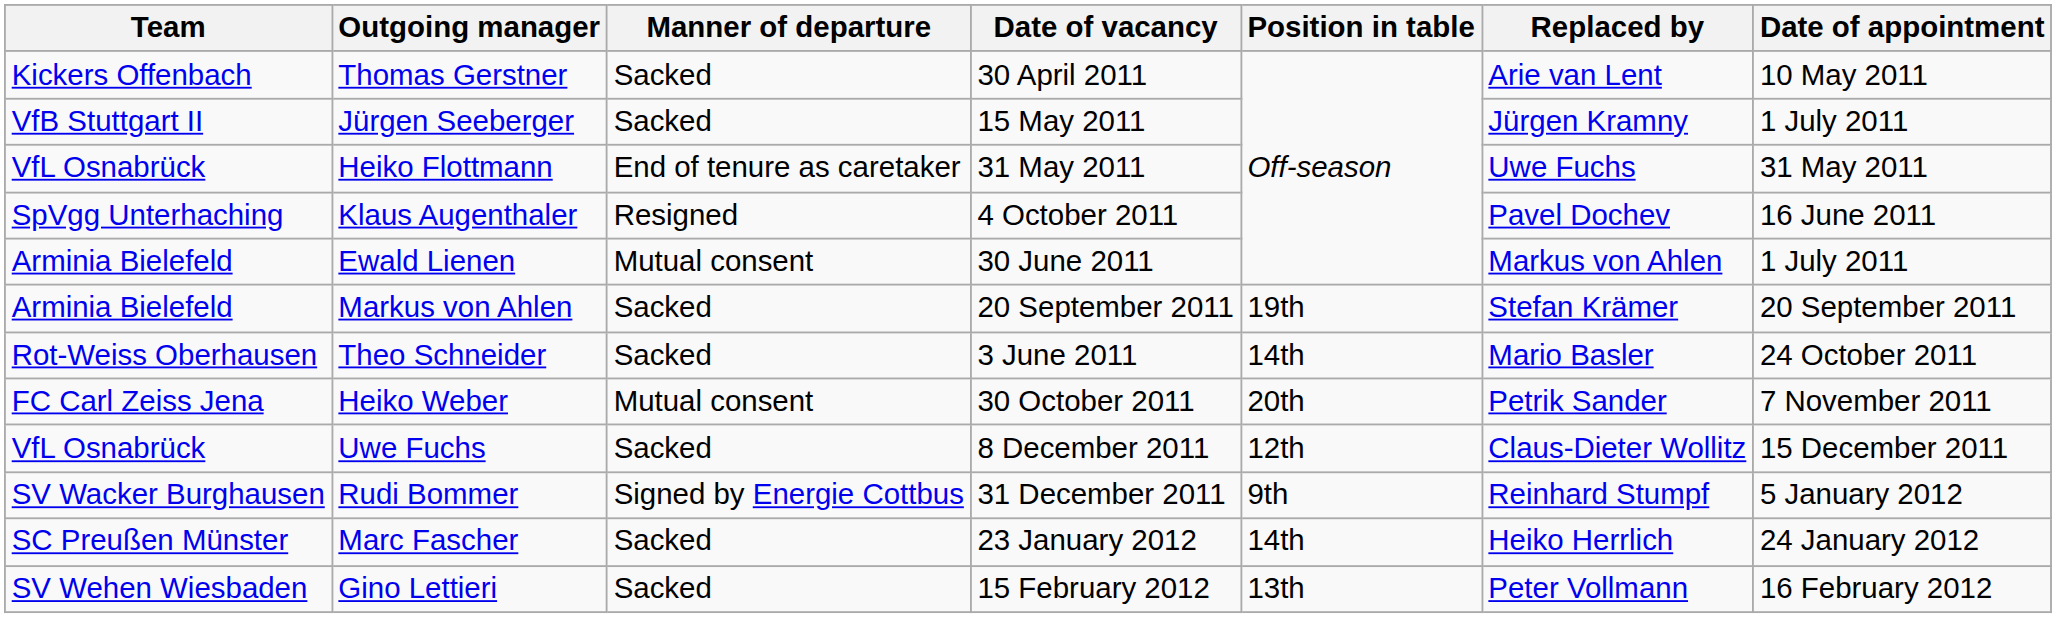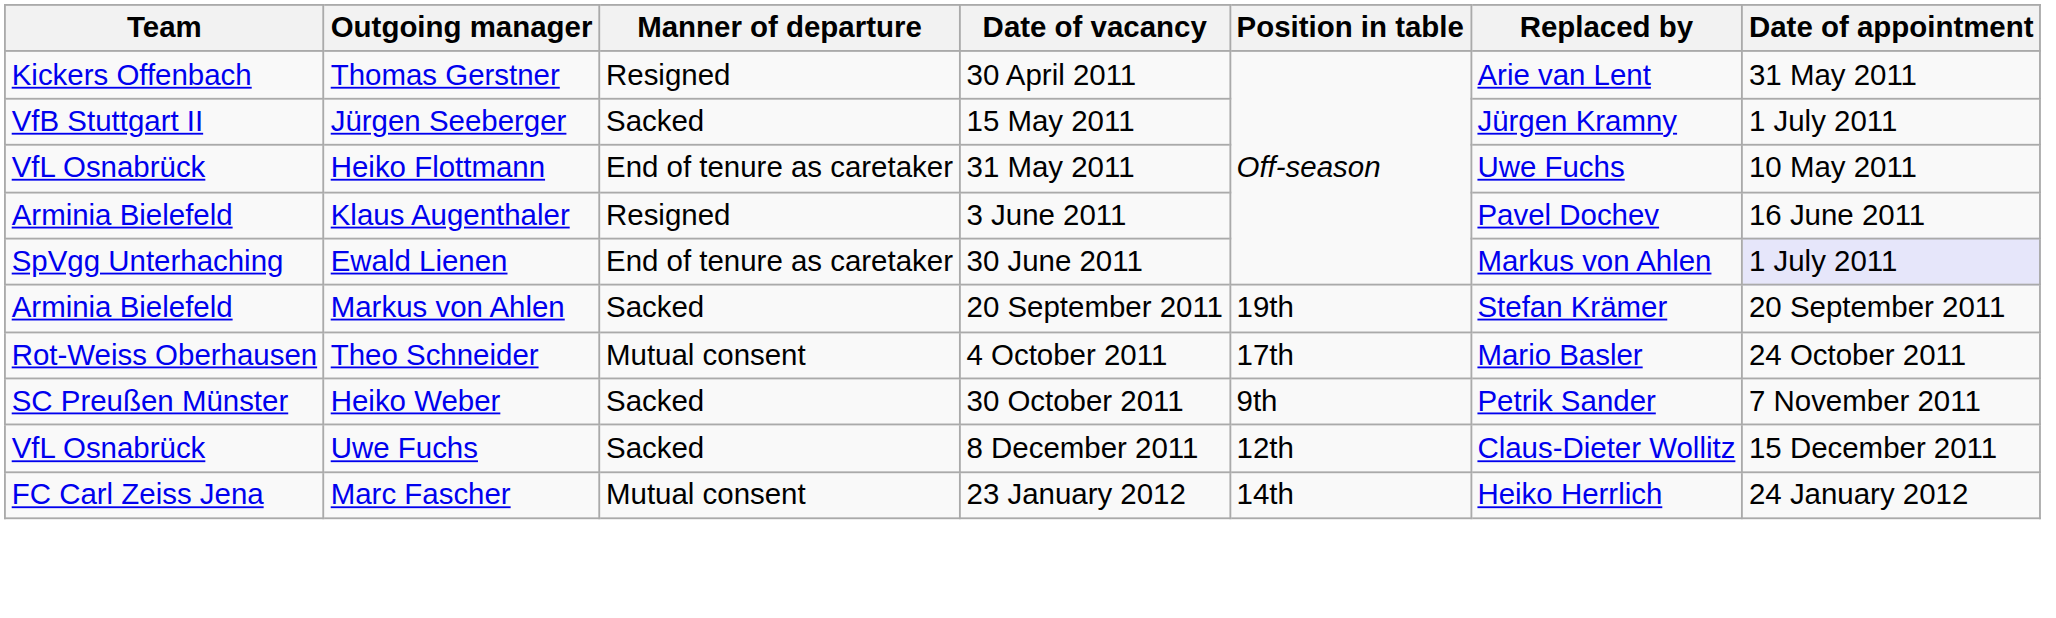(663, 74) Sacked -> (668, 74) Resigned
(1844, 74) 10 May 2011 -> (1833, 74) 31 May 2011
(1844, 167) 31 May 2011 -> (1833, 167) 10 May 2011
(148, 214) SpVgg Unterhaching -> (122, 214) Arminia Bielefeld
(1078, 214) 4 October 2011 -> (1046, 214) 3 June 2011
(122, 261) Arminia Bielefeld -> (148, 261) SpVgg Unterhaching
(713, 261) Mutual consent -> (779, 261) End of tenure as caretaker
(1834, 261) no background -> (1823, 261) lavender background
(663, 354) Sacked -> (706, 354) Mutual consent
(1057, 354) 3 June 2011 -> (1067, 354) 4 October 2011
(1276, 354) 14th -> (1265, 354) 17th
(138, 401) FC Carl Zeiss Jena -> (150, 401) SC Preußen Münster
(713, 401) Mutual consent -> (655, 401) Sacked
(1276, 401) 20th -> (1257, 401) 9th
- row: (428, 494)
(150, 541) SC Preußen Münster -> (138, 494) FC Carl Zeiss Jena
(663, 541) Sacked -> (706, 494) Mutual consent
- row: (418, 588)
